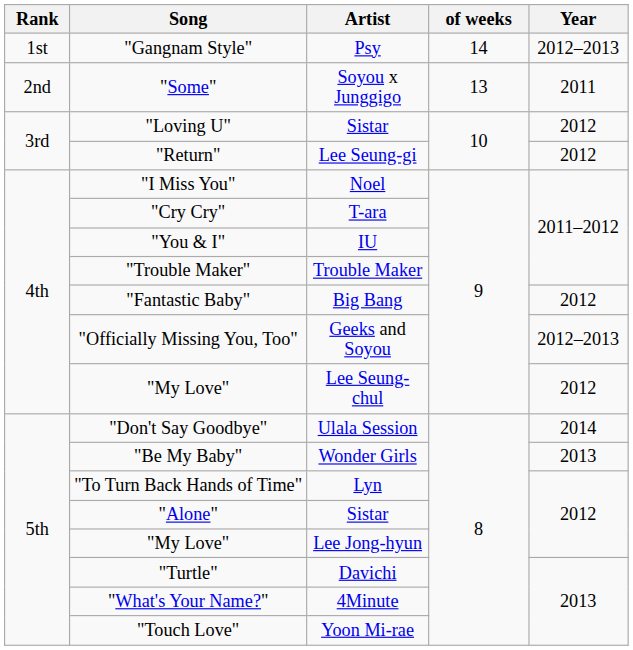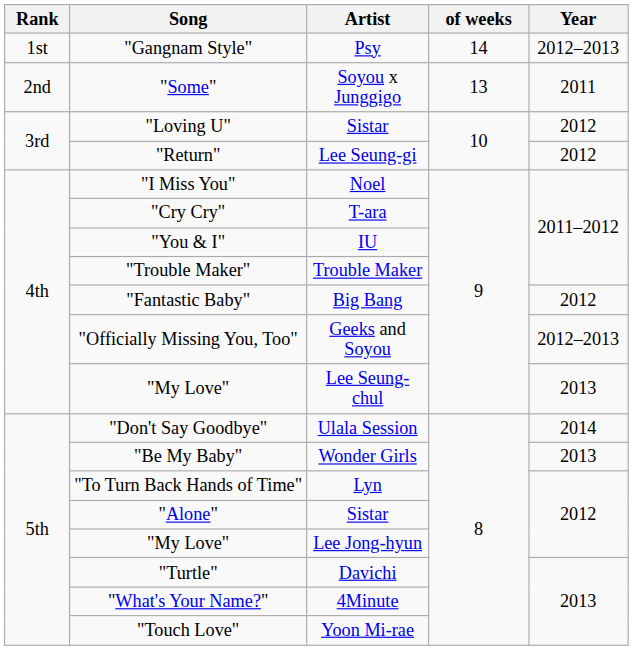(578, 388) 2012 -> (578, 388) 2013
